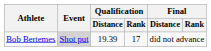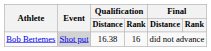(108, 39) 19.39 -> (108, 39) 16.38
(136, 39) 17 -> (136, 39) 16
